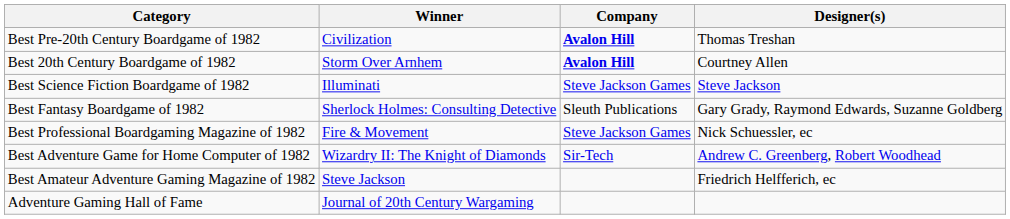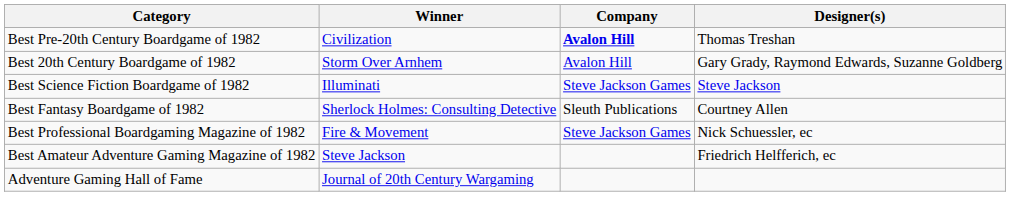(599, 62) bold -> (598, 62) normal
(743, 62) Courtney Allen -> (850, 62) Gary Grady, Raymond Edwards, Suzanne Goldberg
(850, 109) Gary Grady, Raymond Edwards, Suzanne Goldberg -> (743, 109) Courtney Allen
- row: (159, 156)
